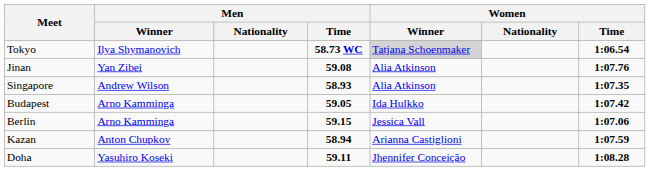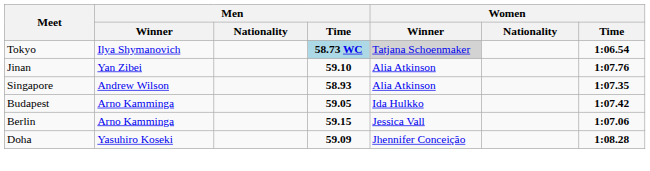(339, 49) no background -> (339, 49) lightblue background
(339, 67) 59.08 -> (339, 67) 59.10
- row: (21, 139)
(339, 157) 59.11 -> (339, 139) 59.09
